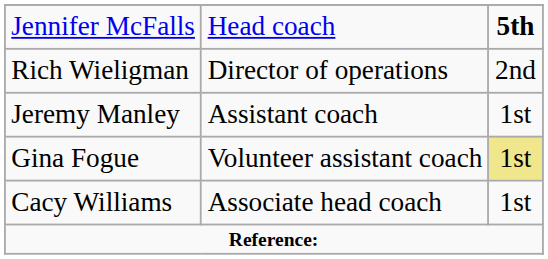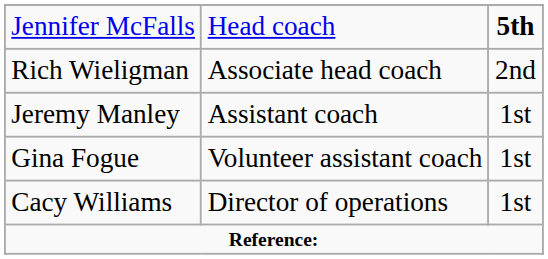(328, 70) Director of operations -> (325, 70) Associate head coach
(515, 157) khaki background -> (515, 157) no background
(325, 201) Associate head coach -> (328, 201) Director of operations
